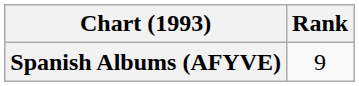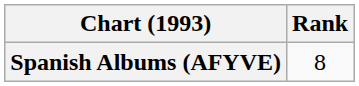(320, 61) 9 -> (320, 61) 8
